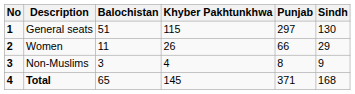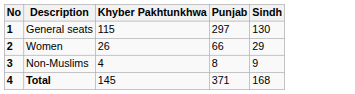- column: (128, 13)
